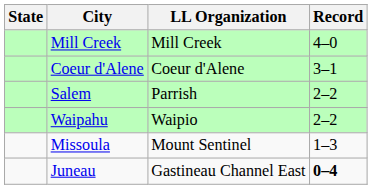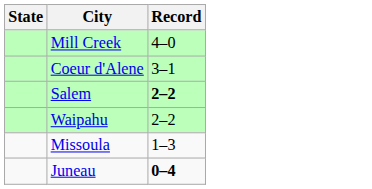- column: (228, 17)
(325, 94) normal -> (163, 94) bold
